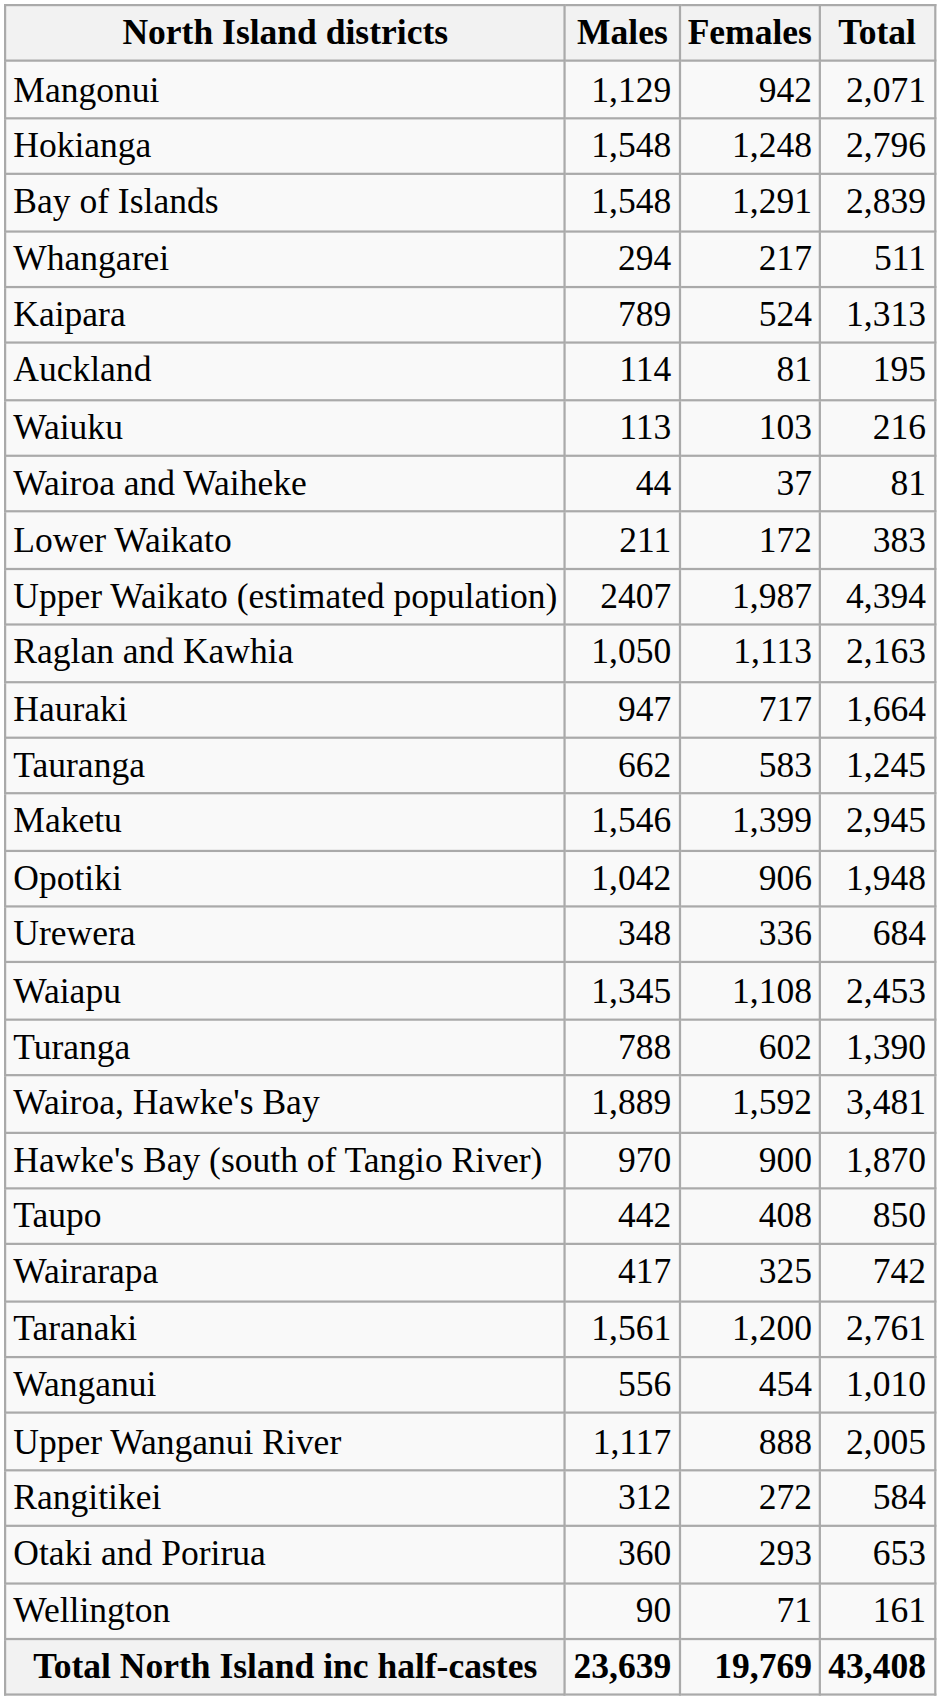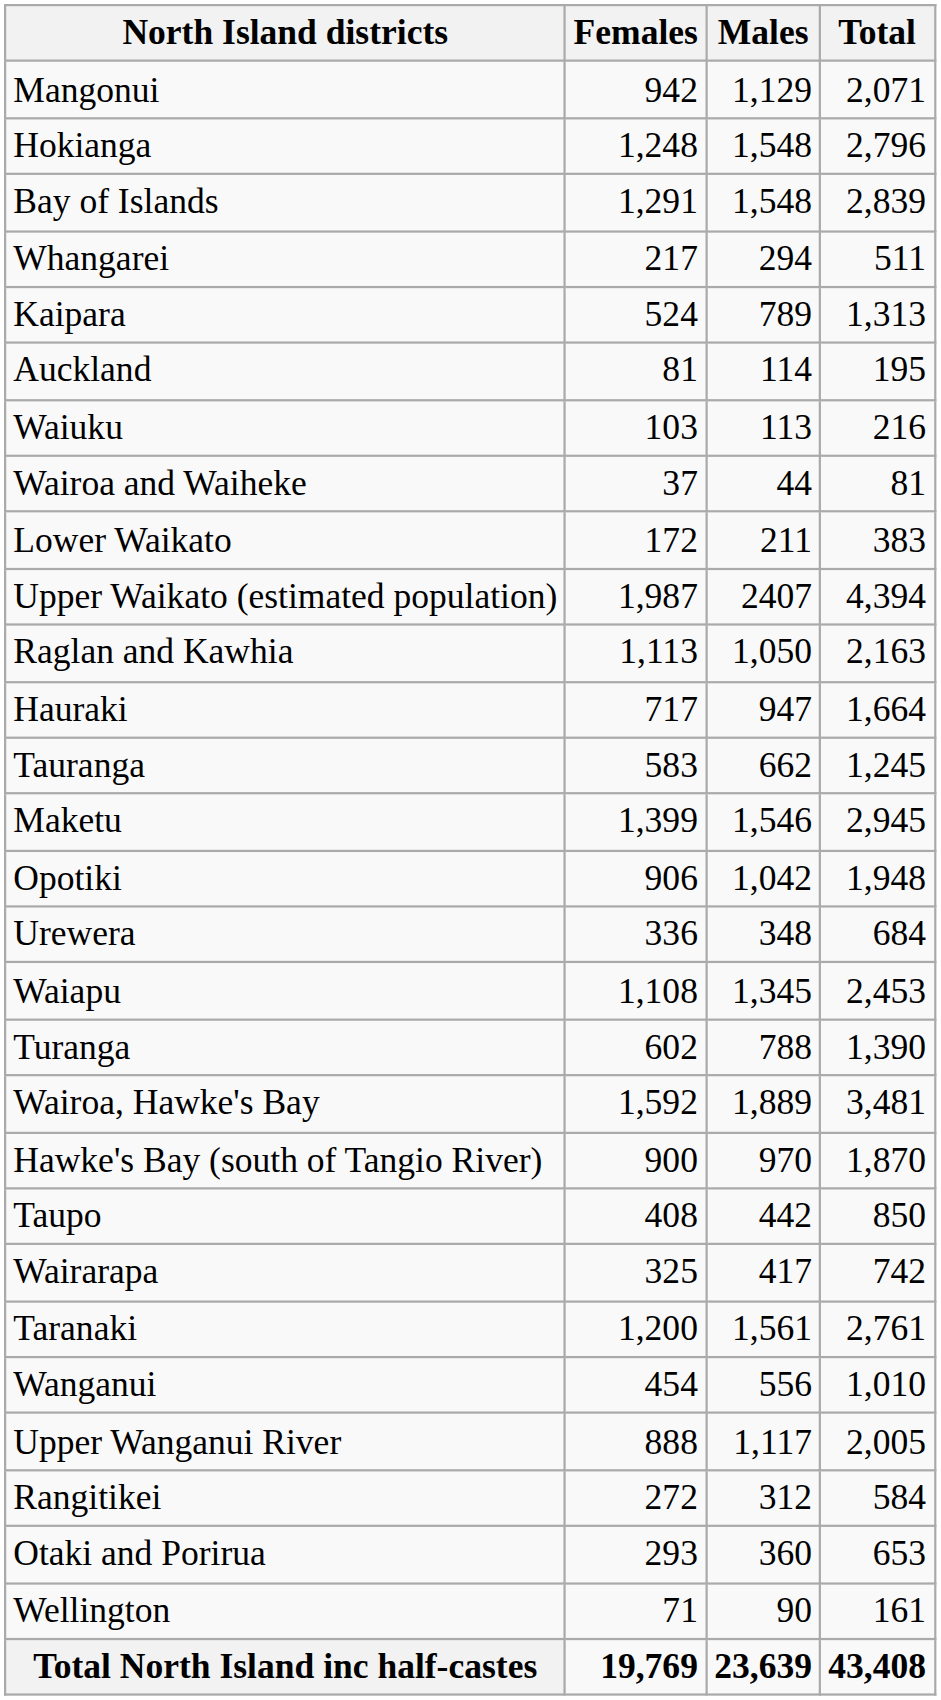columns swapped: (622, 32) <-> (750, 32)
